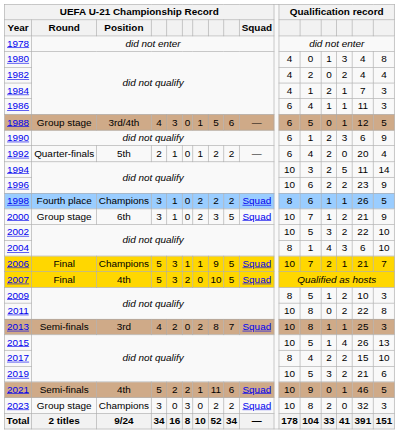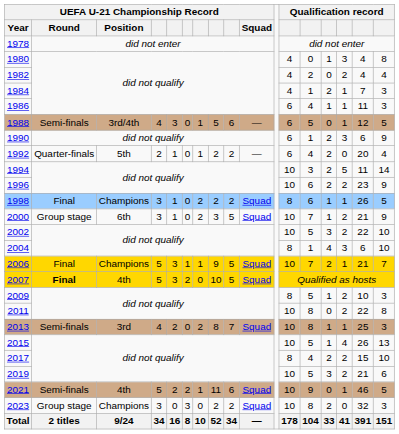(64, 122) Group stage -> (64, 122) Semi-finals
(64, 201) Fourth place -> (64, 201) Final
(64, 279) normal -> (64, 279) bold
